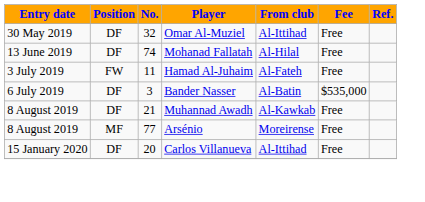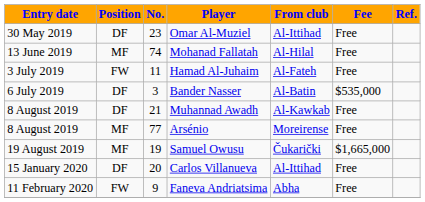(150, 33) 32 -> (155, 33) 23
(114, 52) DF -> (120, 52) MF
+ row: (207, 149)
+ row: (219, 187)
